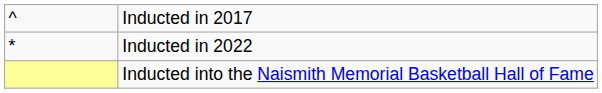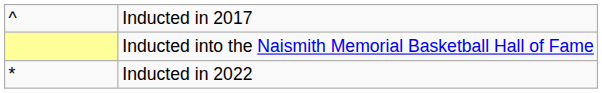rows swapped: (187, 46) <-> (358, 74)
